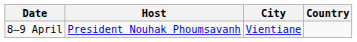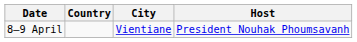columns swapped: (328, 13) <-> (154, 13)
